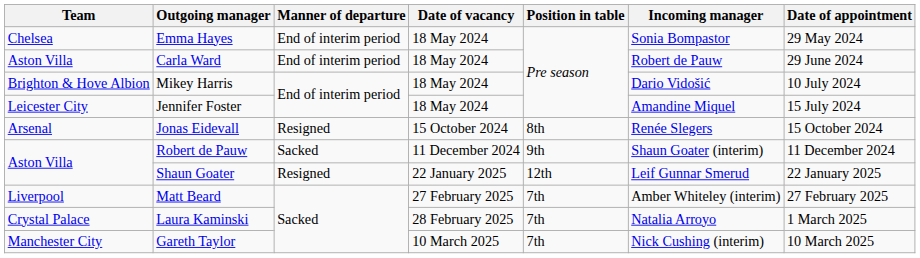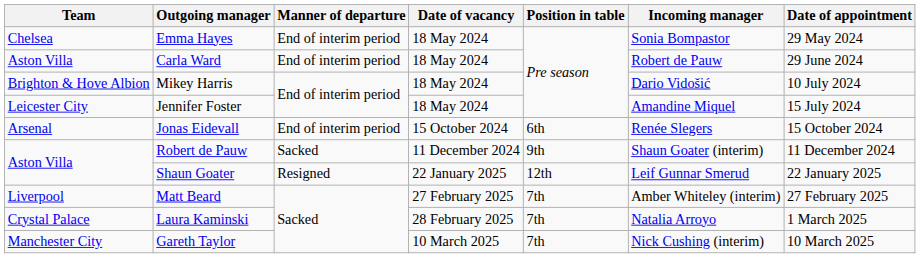(304, 128) Resigned -> (339, 128) End of interim period
(536, 128) 8th -> (536, 128) 6th
